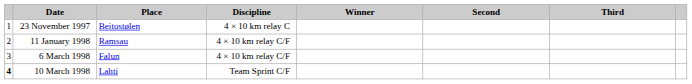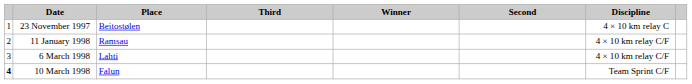columns swapped: (252, 11) <-> (613, 11)
(109, 56) Falun -> (108, 56) Lahti
(108, 71) Lahti -> (109, 71) Falun
